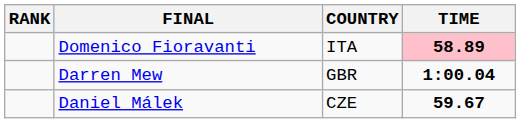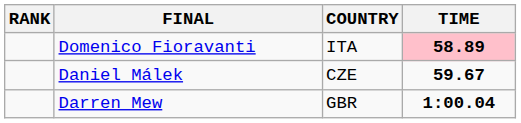rows swapped: (121, 103) <-> (110, 75)
